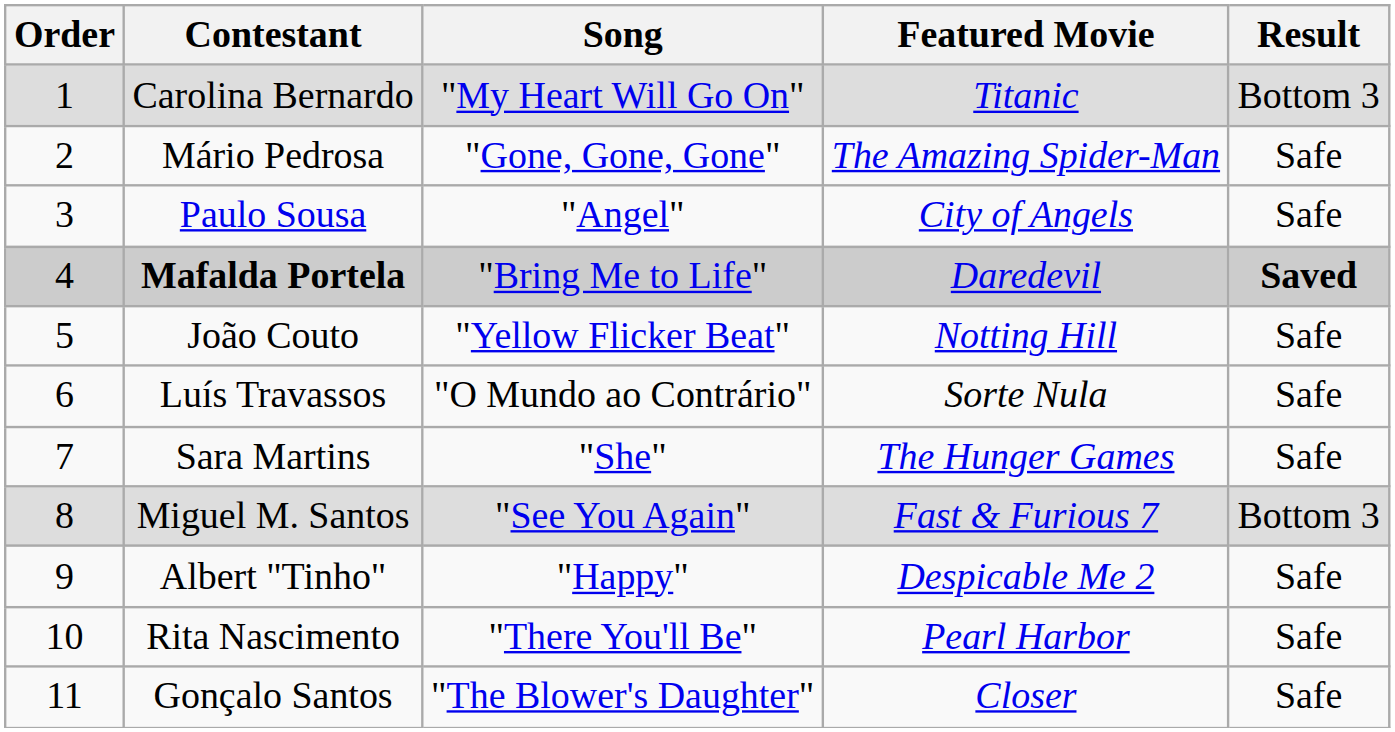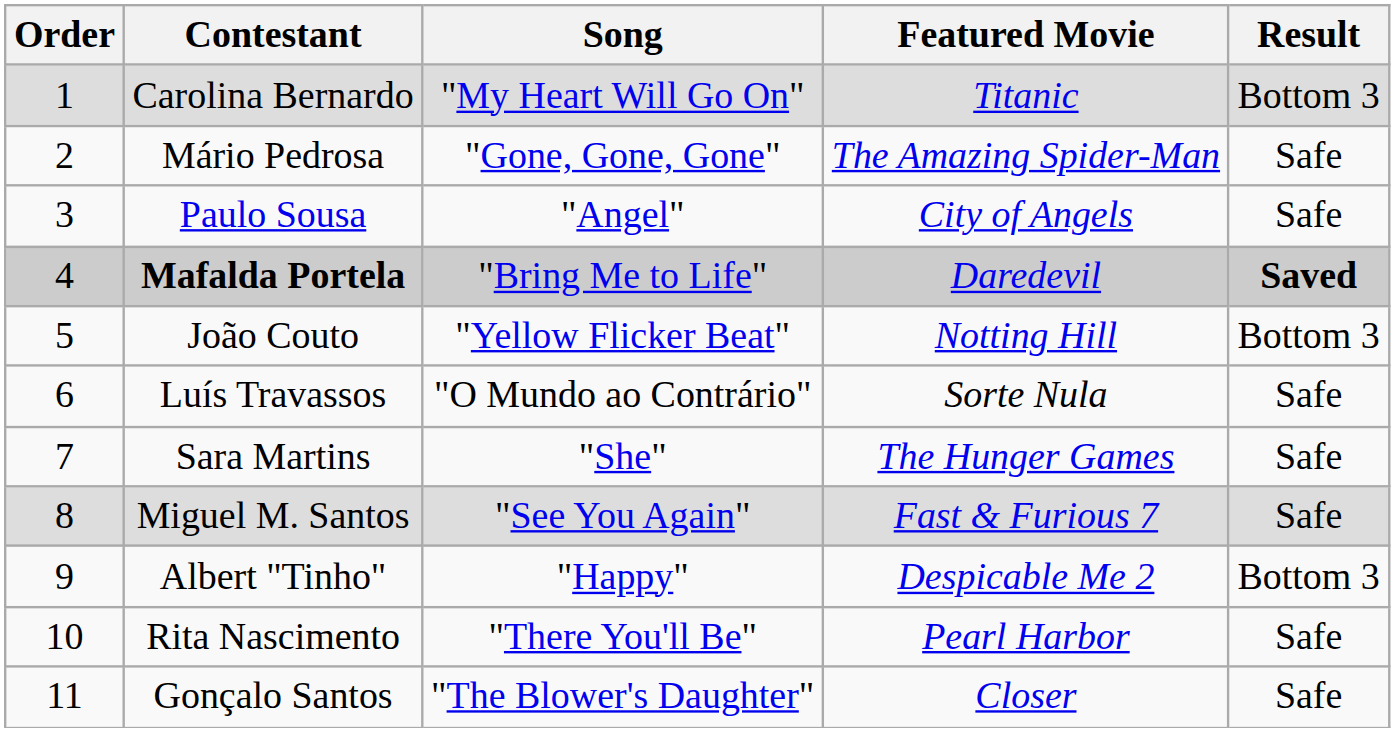(1309, 335) Safe -> (1309, 335) Bottom 3
(1309, 515) Bottom 3 -> (1309, 515) Safe
(1309, 575) Safe -> (1309, 575) Bottom 3
